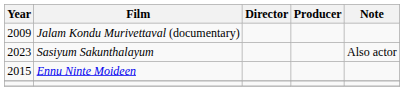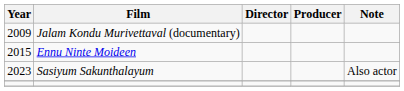rows swapped: (19, 71) <-> (19, 52)
